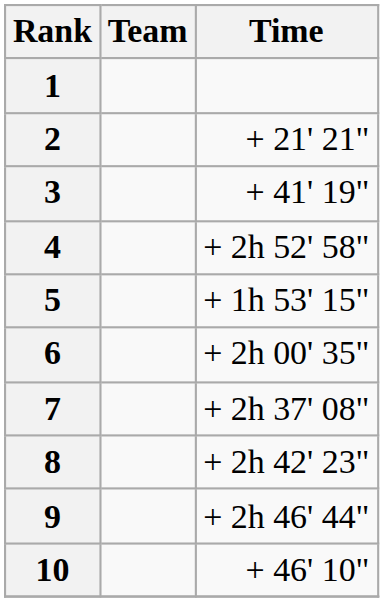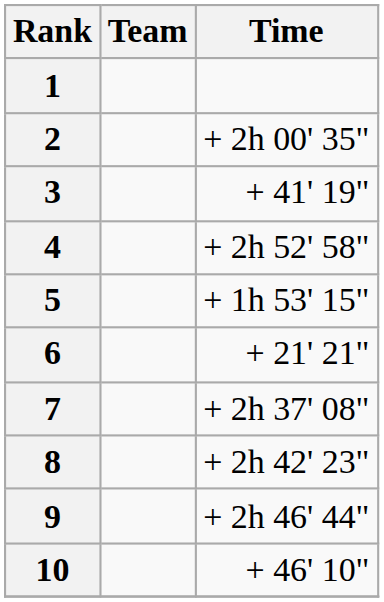(307, 138) + 21' 21" -> (286, 138) + 2h 00' 35"
(286, 354) + 2h 00' 35" -> (307, 354) + 21' 21"
